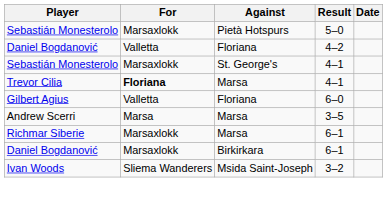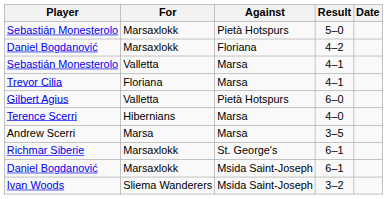(141, 47) Valletta -> (151, 47) Marsaxlokk
(151, 64) Marsaxlokk -> (141, 64) Valletta
(247, 64) St. George's -> (232, 64) Marsa
(144, 82) bold -> (143, 82) normal
(237, 99) Floriana -> (253, 99) Pietà Hotspurs
+ row: (42, 116)
(232, 133) Marsa -> (247, 151) St. George's
(240, 151) Birkirkara -> (265, 168) Msida Saint-Joseph
